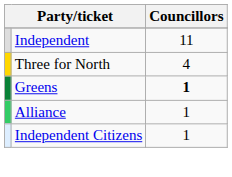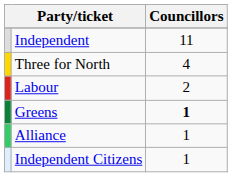+ row: (37, 87)
